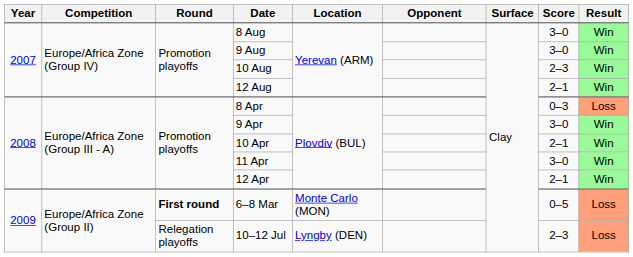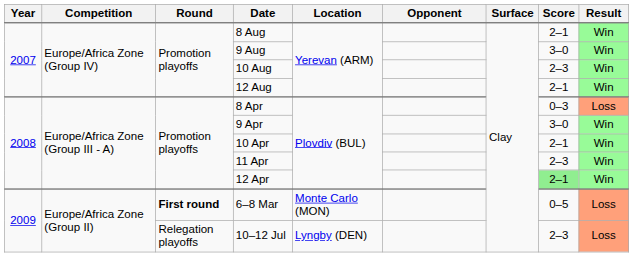(559, 32) 3–0 -> (559, 32) 2–1
(559, 161) 3–0 -> (559, 161) 2–3
(559, 179) no background -> (559, 179) lightgreen background
